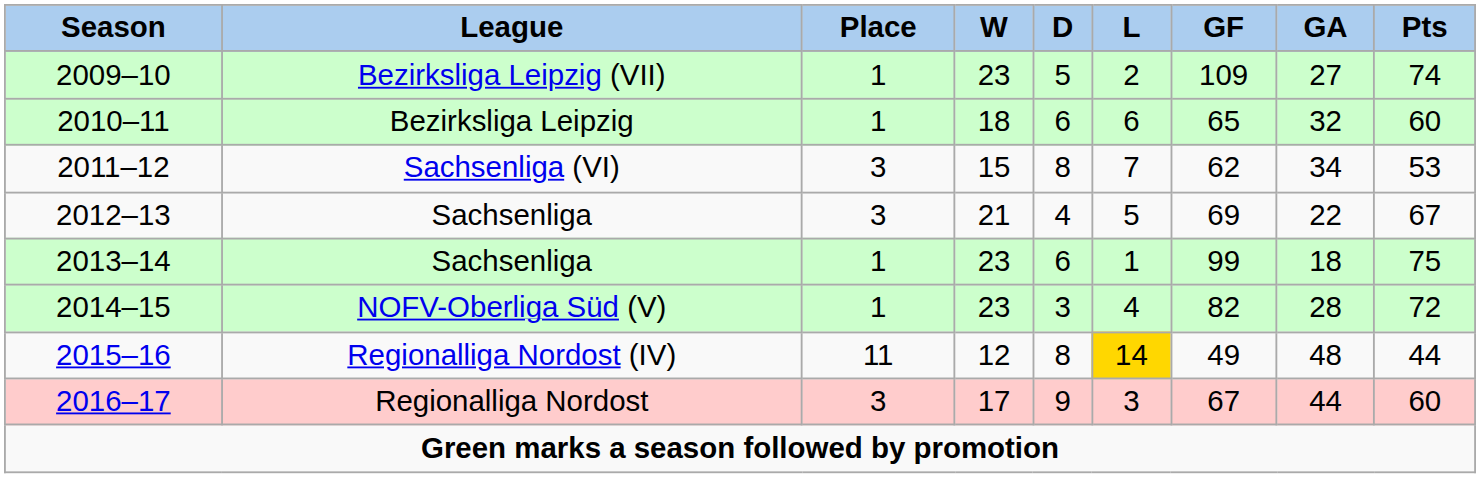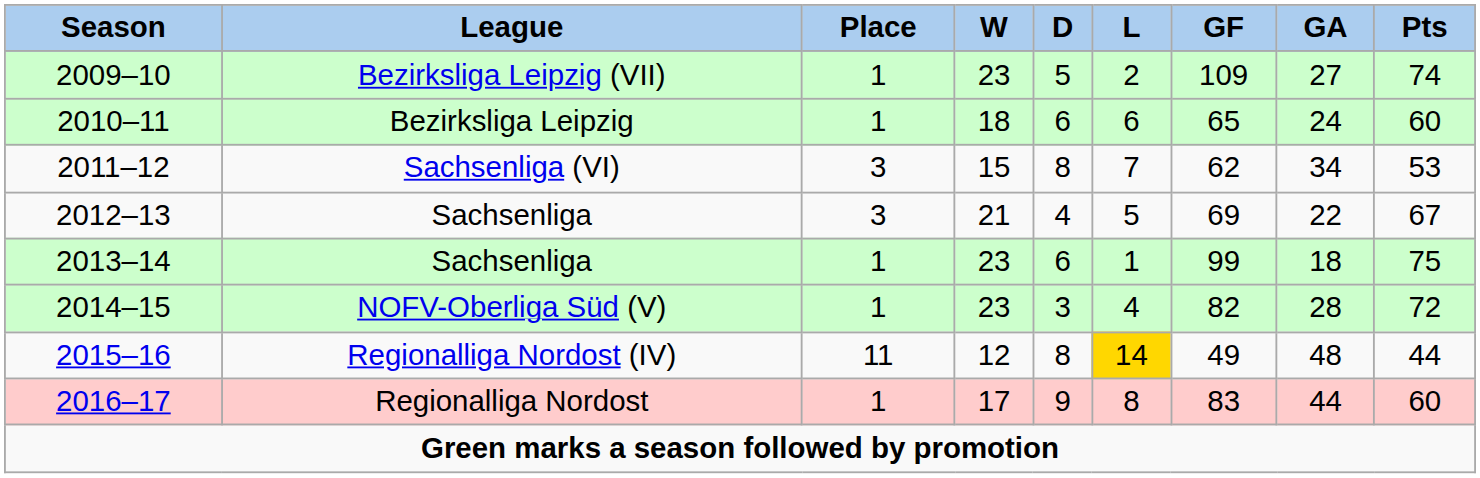(1326, 121) 32 -> (1326, 121) 24
(878, 401) 3 -> (878, 401) 1
(1131, 401) 3 -> (1131, 401) 8
(1224, 401) 67 -> (1224, 401) 83
